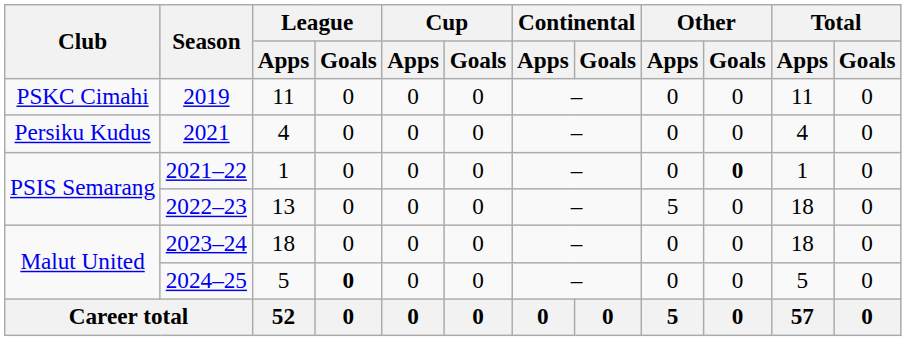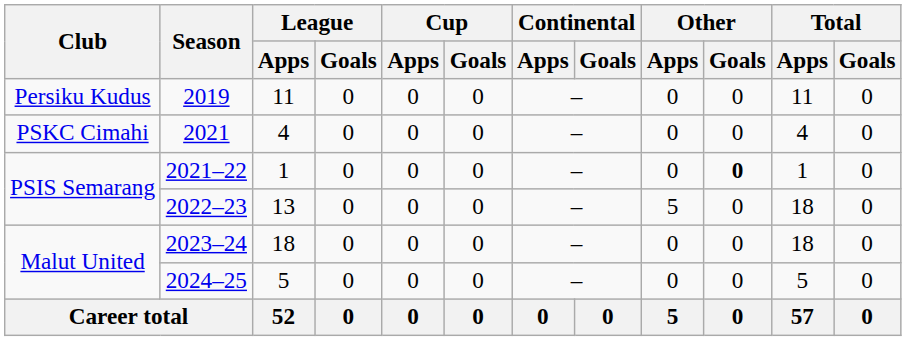(83, 96) PSKC Cimahi -> (83, 96) Persiku Kudus
(83, 133) Persiku Kudus -> (83, 133) PSKC Cimahi
(348, 280) bold -> (348, 280) normal
